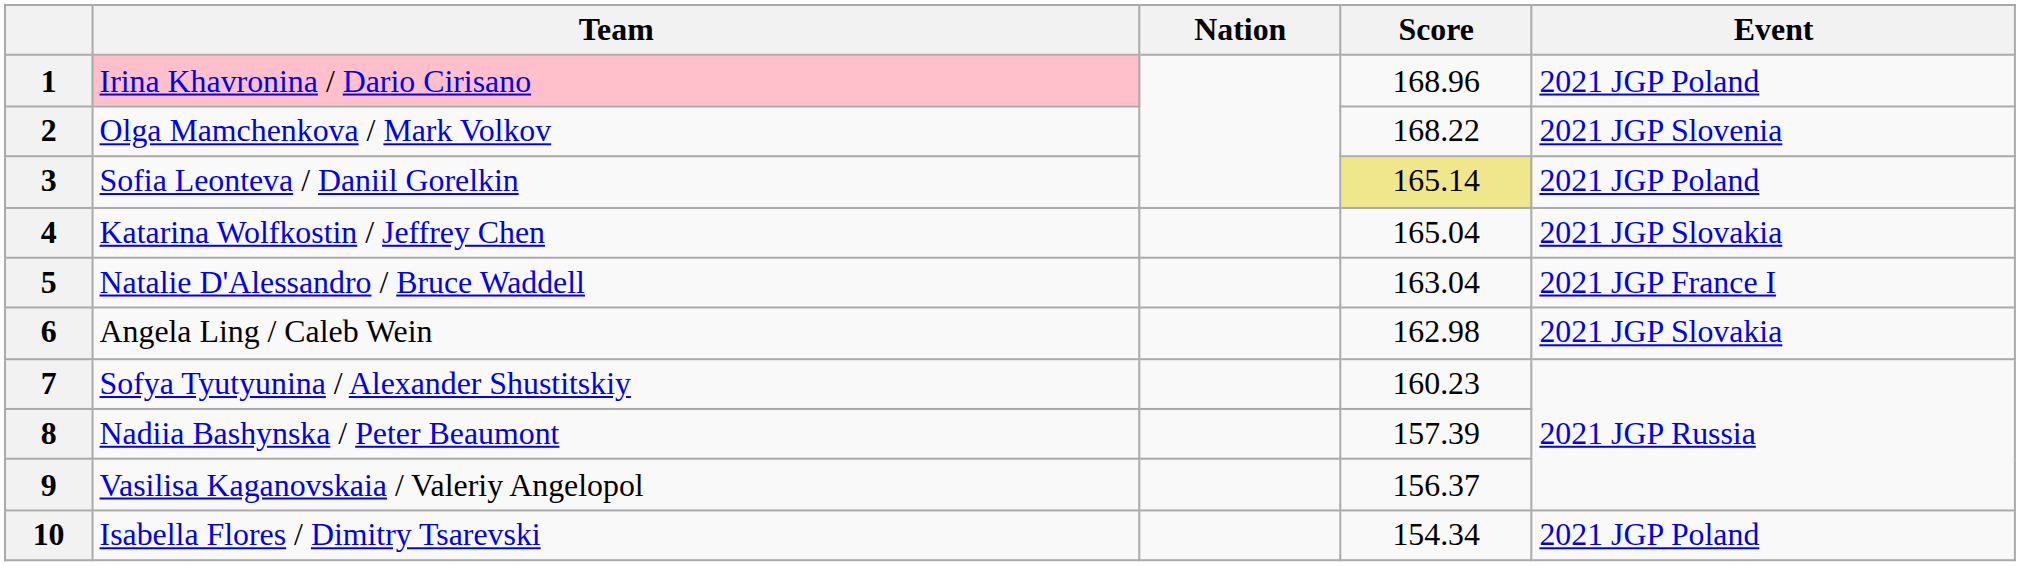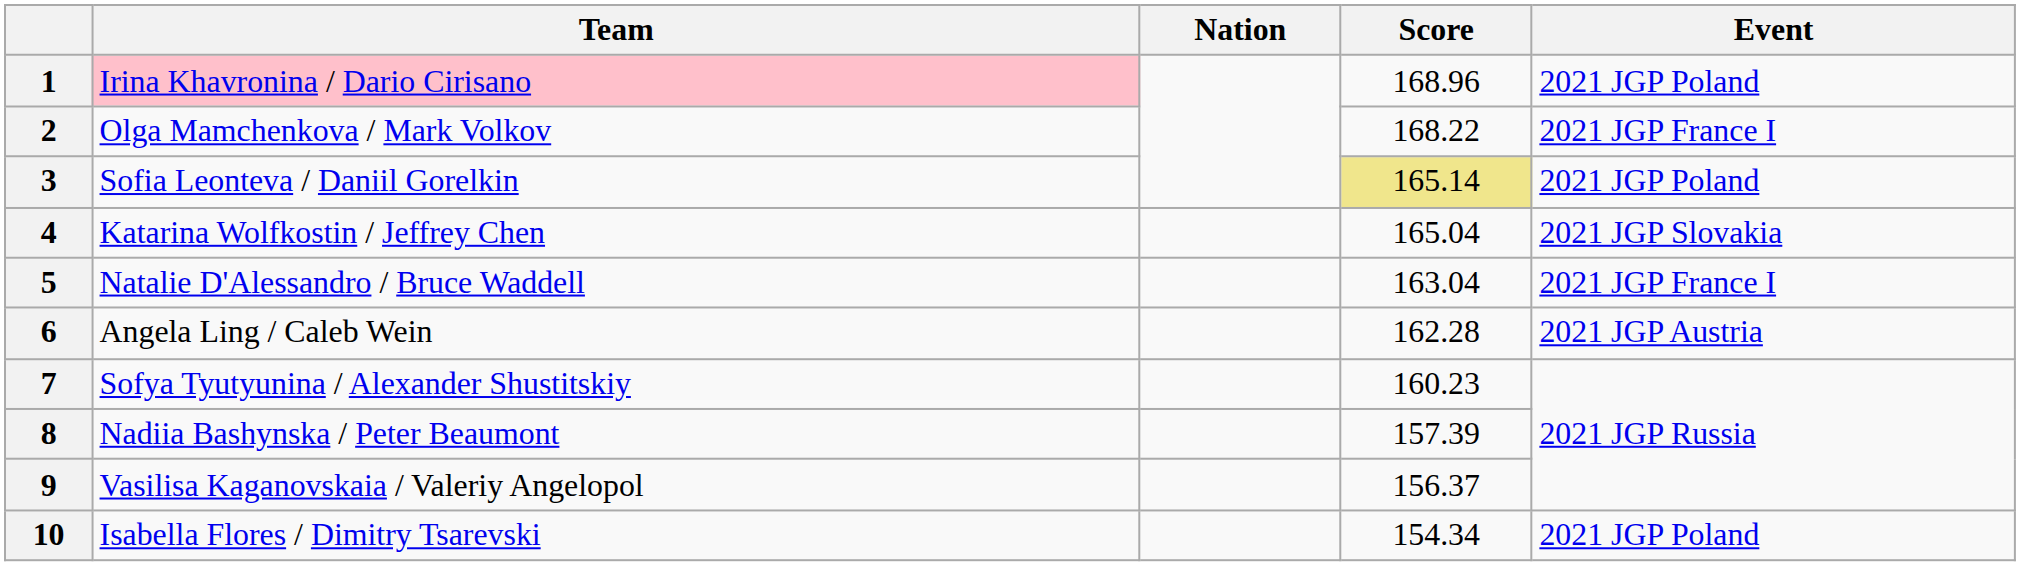(1661, 130) 2021 JGP Slovenia -> (1658, 130) 2021 JGP France I
(1436, 332) 162.98 -> (1436, 332) 162.28
(1661, 332) 2021 JGP Slovakia -> (1651, 332) 2021 JGP Austria
